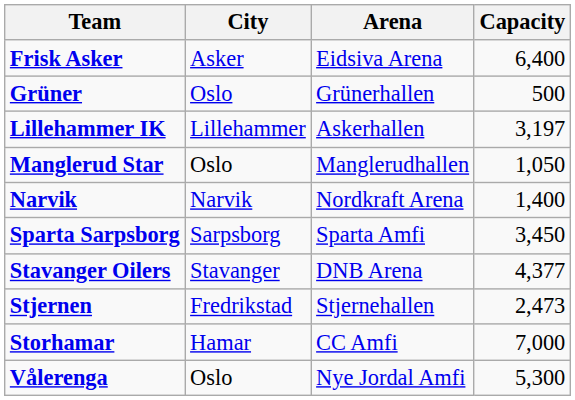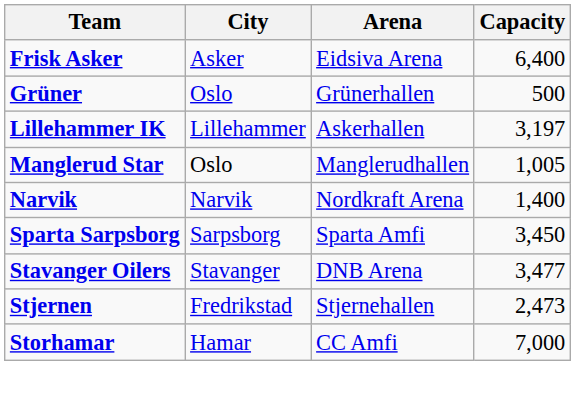(540, 164) 1,050 -> (540, 164) 1,005
(540, 270) 4,377 -> (540, 270) 3,477
- row: (59, 377)
